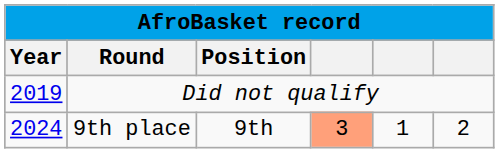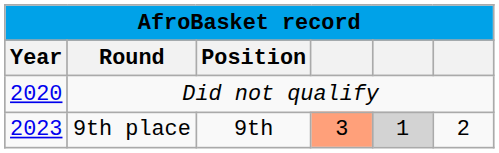(36, 94) 2019 -> (36, 94) 2020
(36, 129) 2024 -> (36, 129) 2023
(403, 129) no background -> (403, 129) lightgrey background
